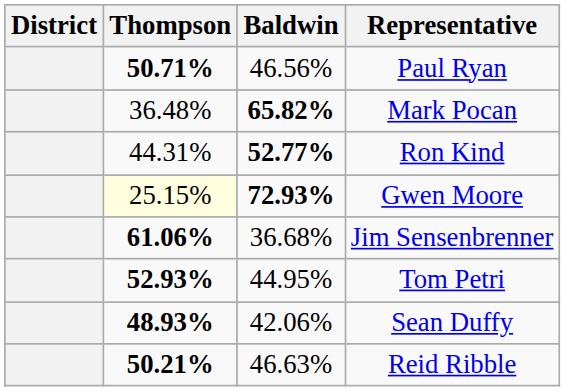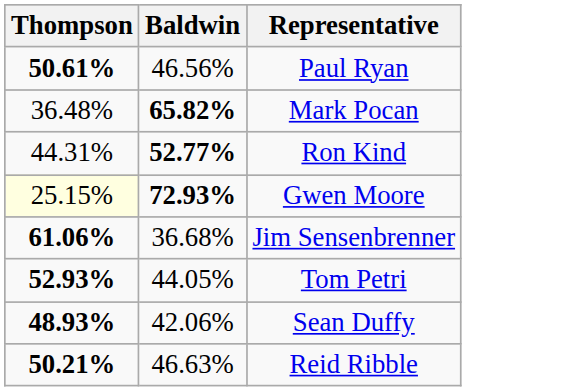- column: (54, 25)
(170, 68) 50.71% -> (72, 68) 50.61%
(291, 279) 44.95% -> (193, 279) 44.05%
